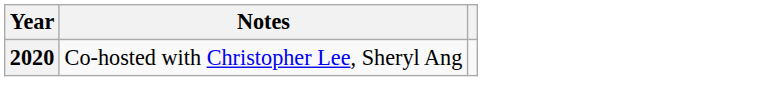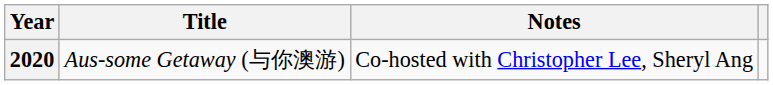+ column: (205, 22)
